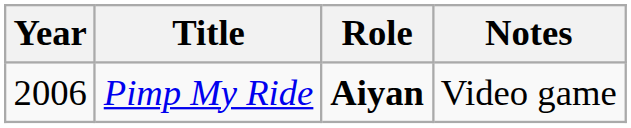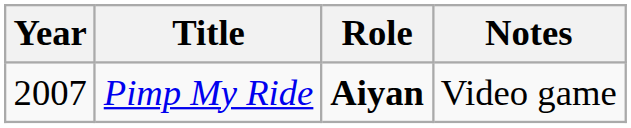(50, 91) 2006 -> (50, 91) 2007
